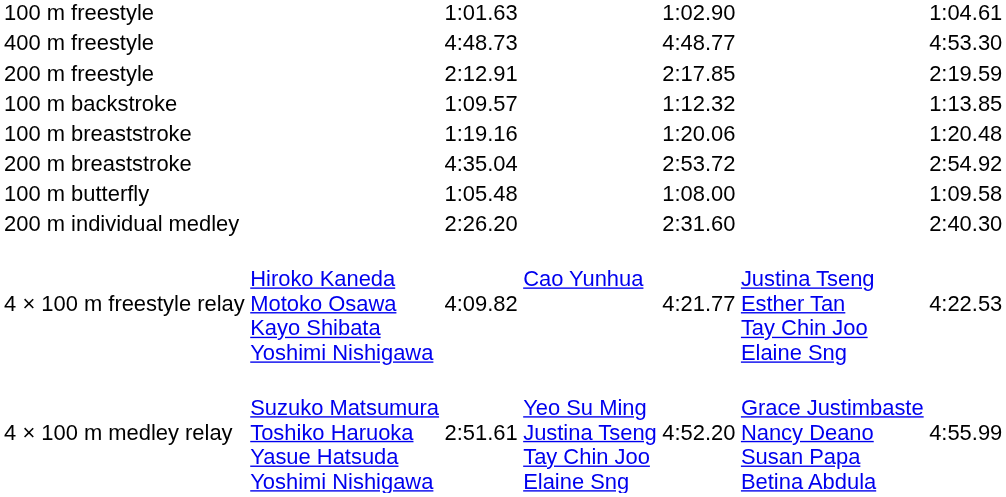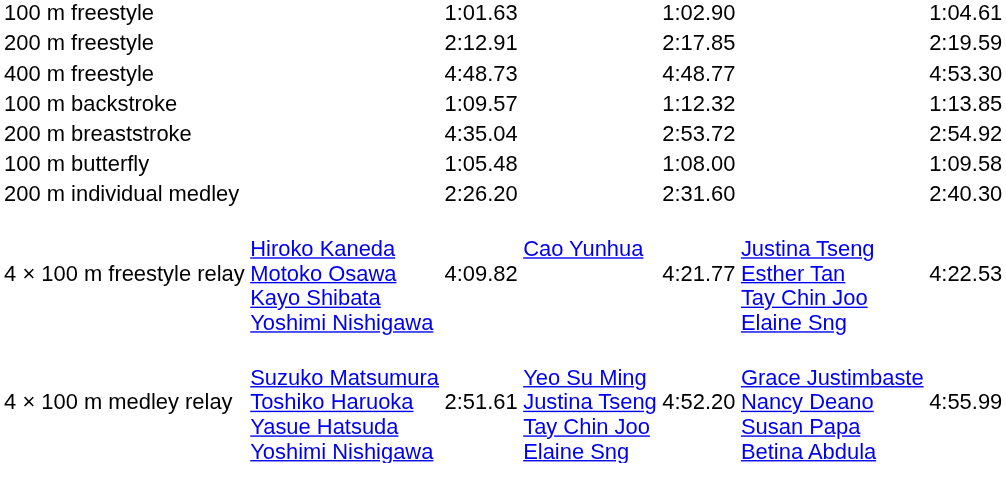rows swapped: (79, 73) <-> (79, 43)
- row: (98, 133)
